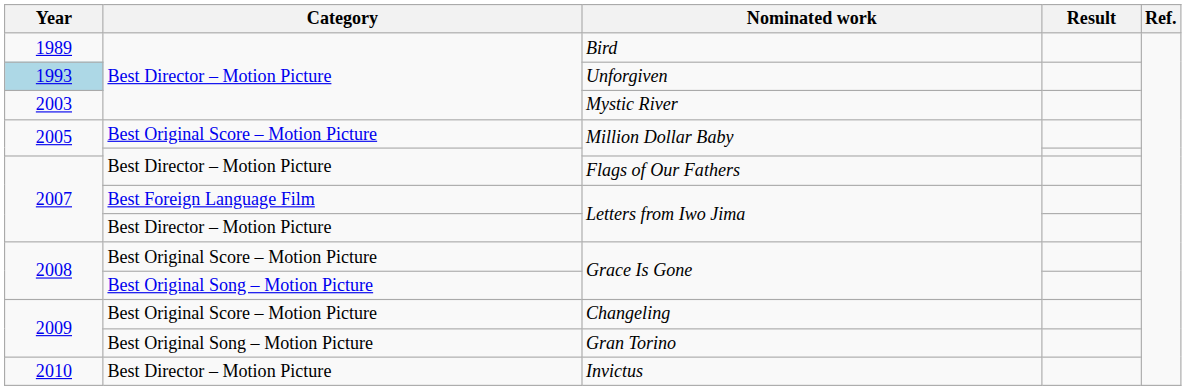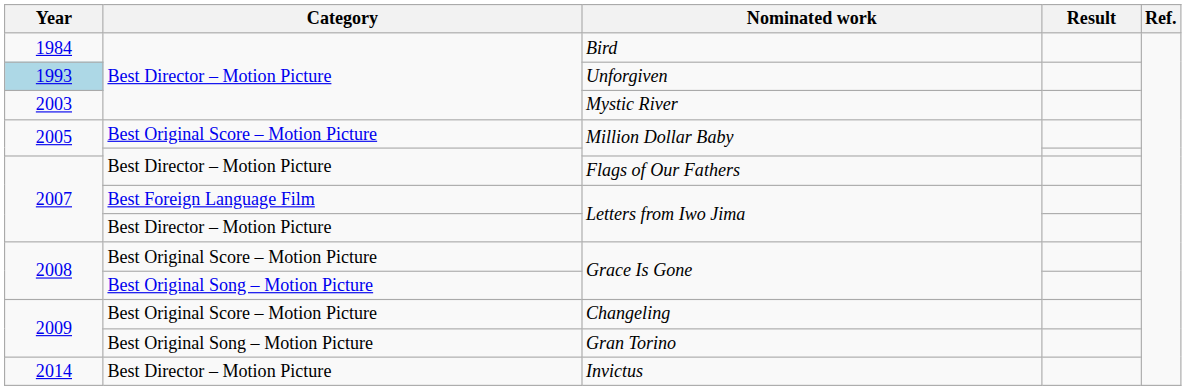(54, 47) 1989 -> (54, 47) 1984
(54, 371) 2010 -> (54, 371) 2014
